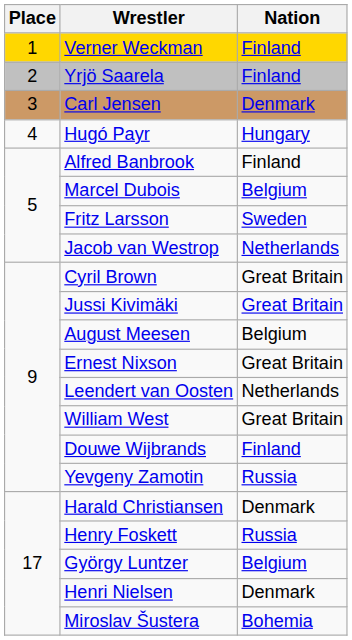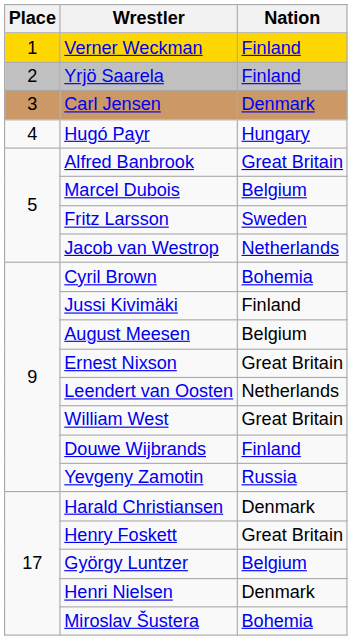(271, 162) Finland -> (292, 162) Great Britain
(292, 276) Great Britain -> (277, 276) Bohemia
(292, 305) Great Britain -> (271, 305) Finland
(269, 534) Russia -> (292, 534) Great Britain
